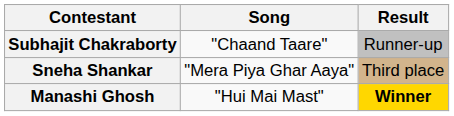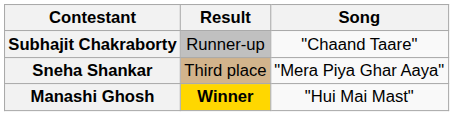columns swapped: (269, 17) <-> (403, 17)
